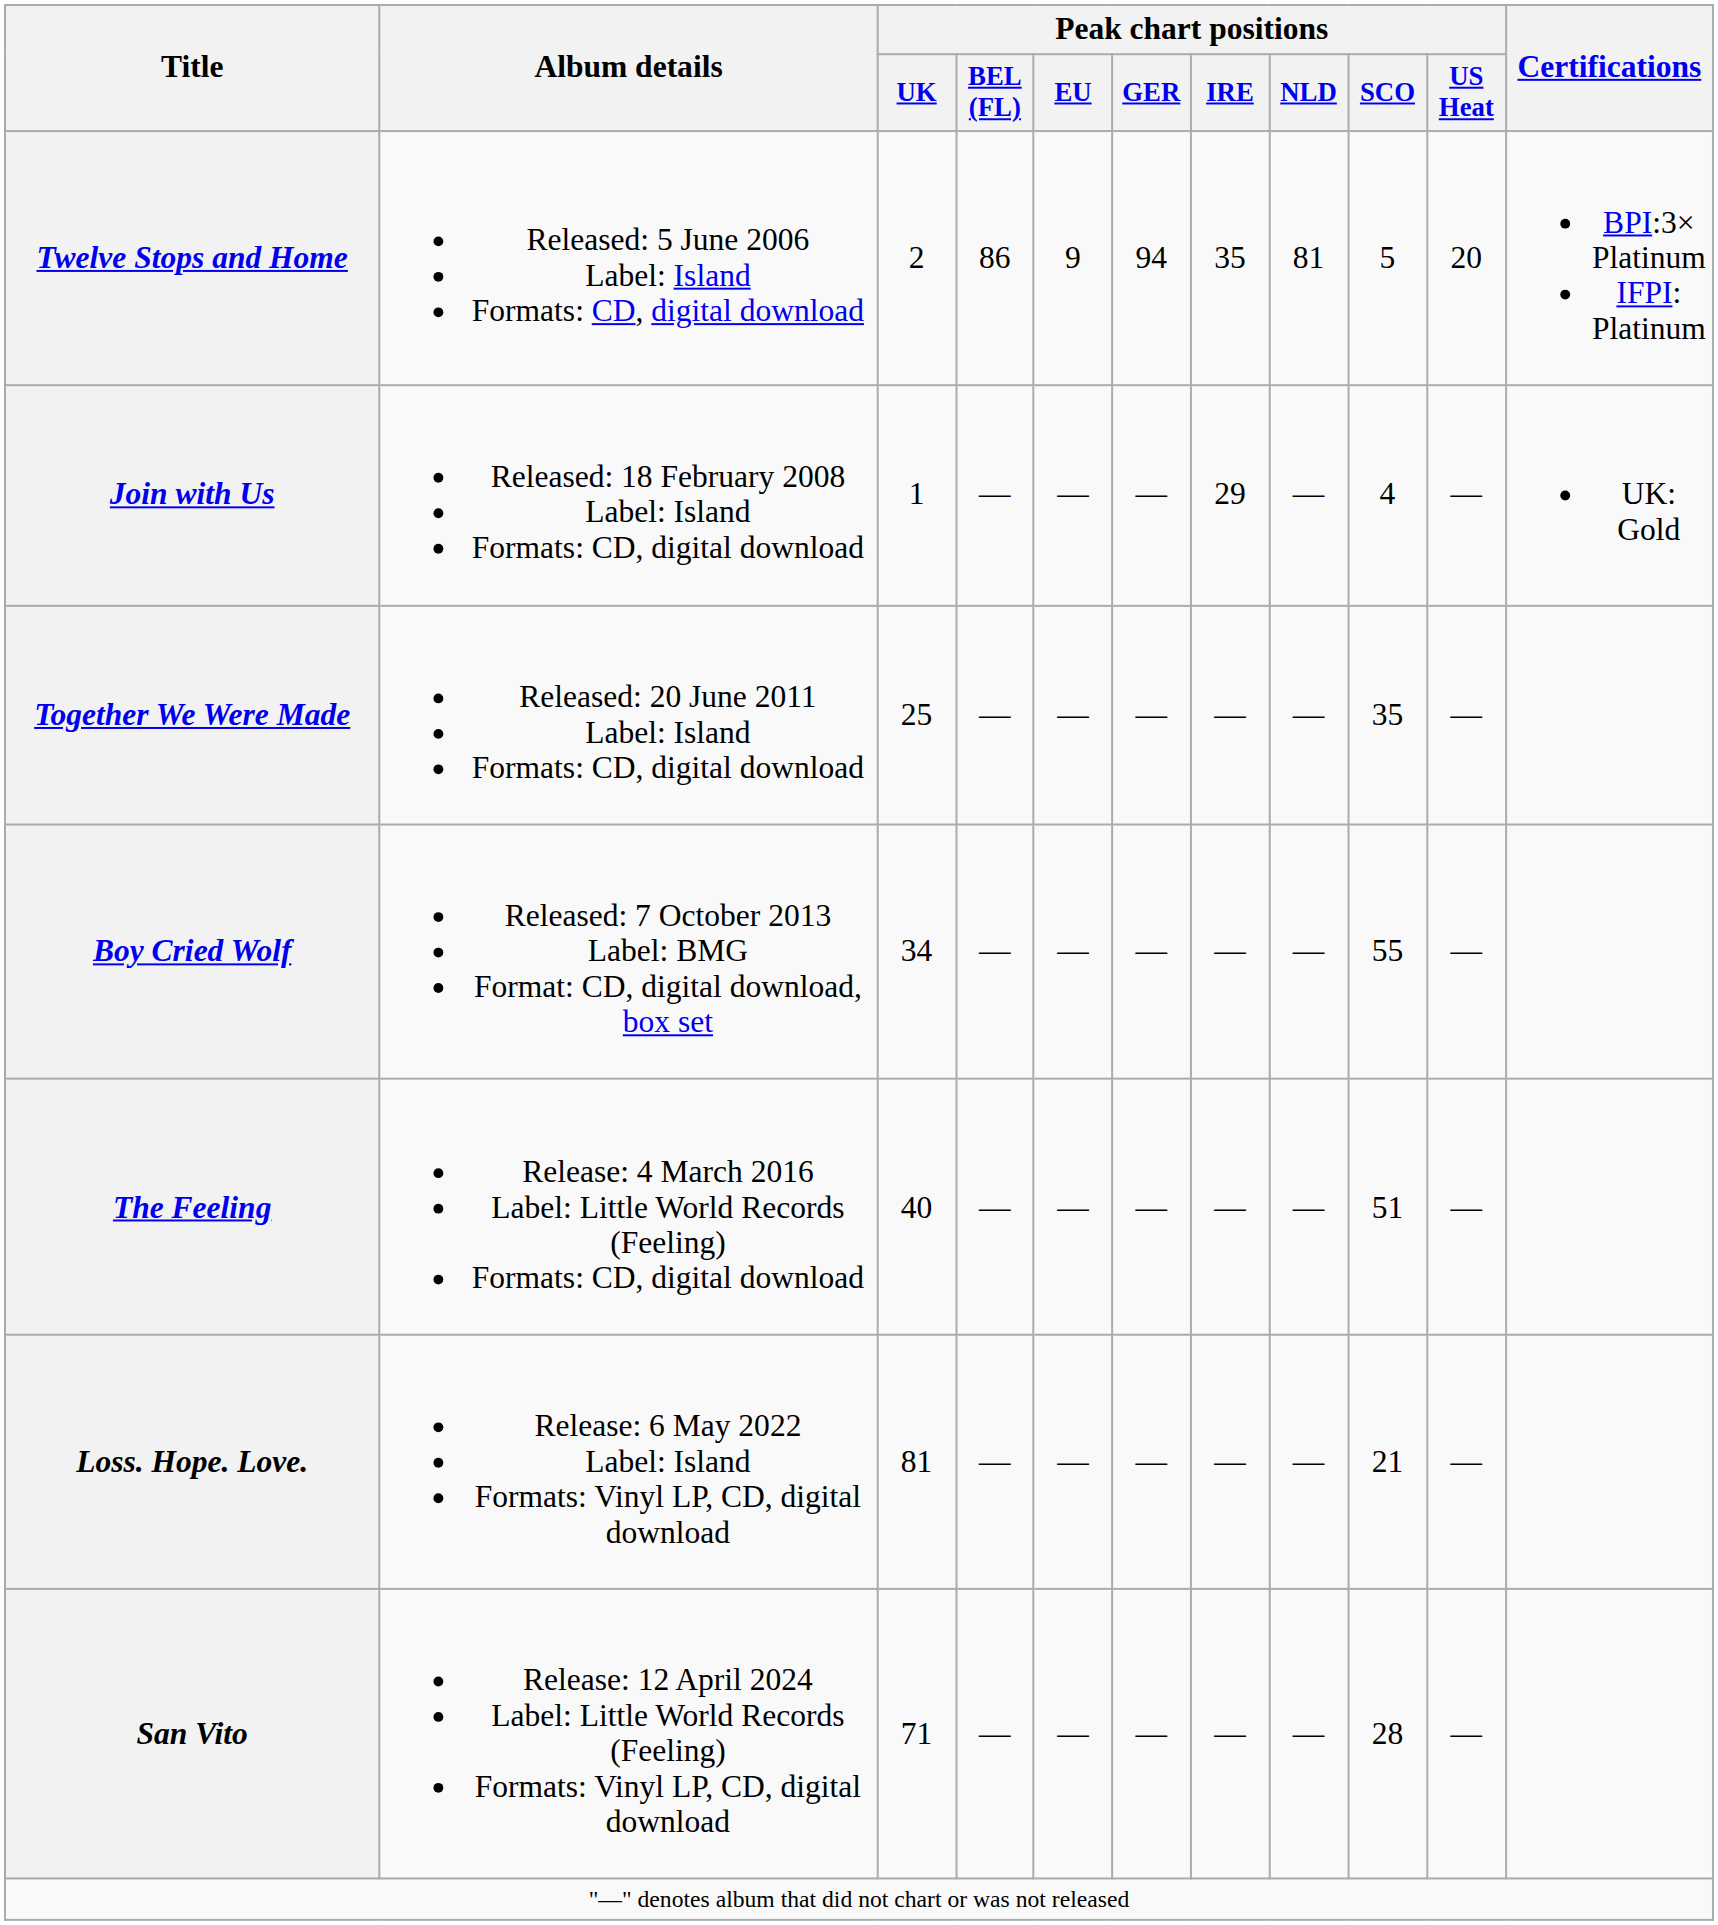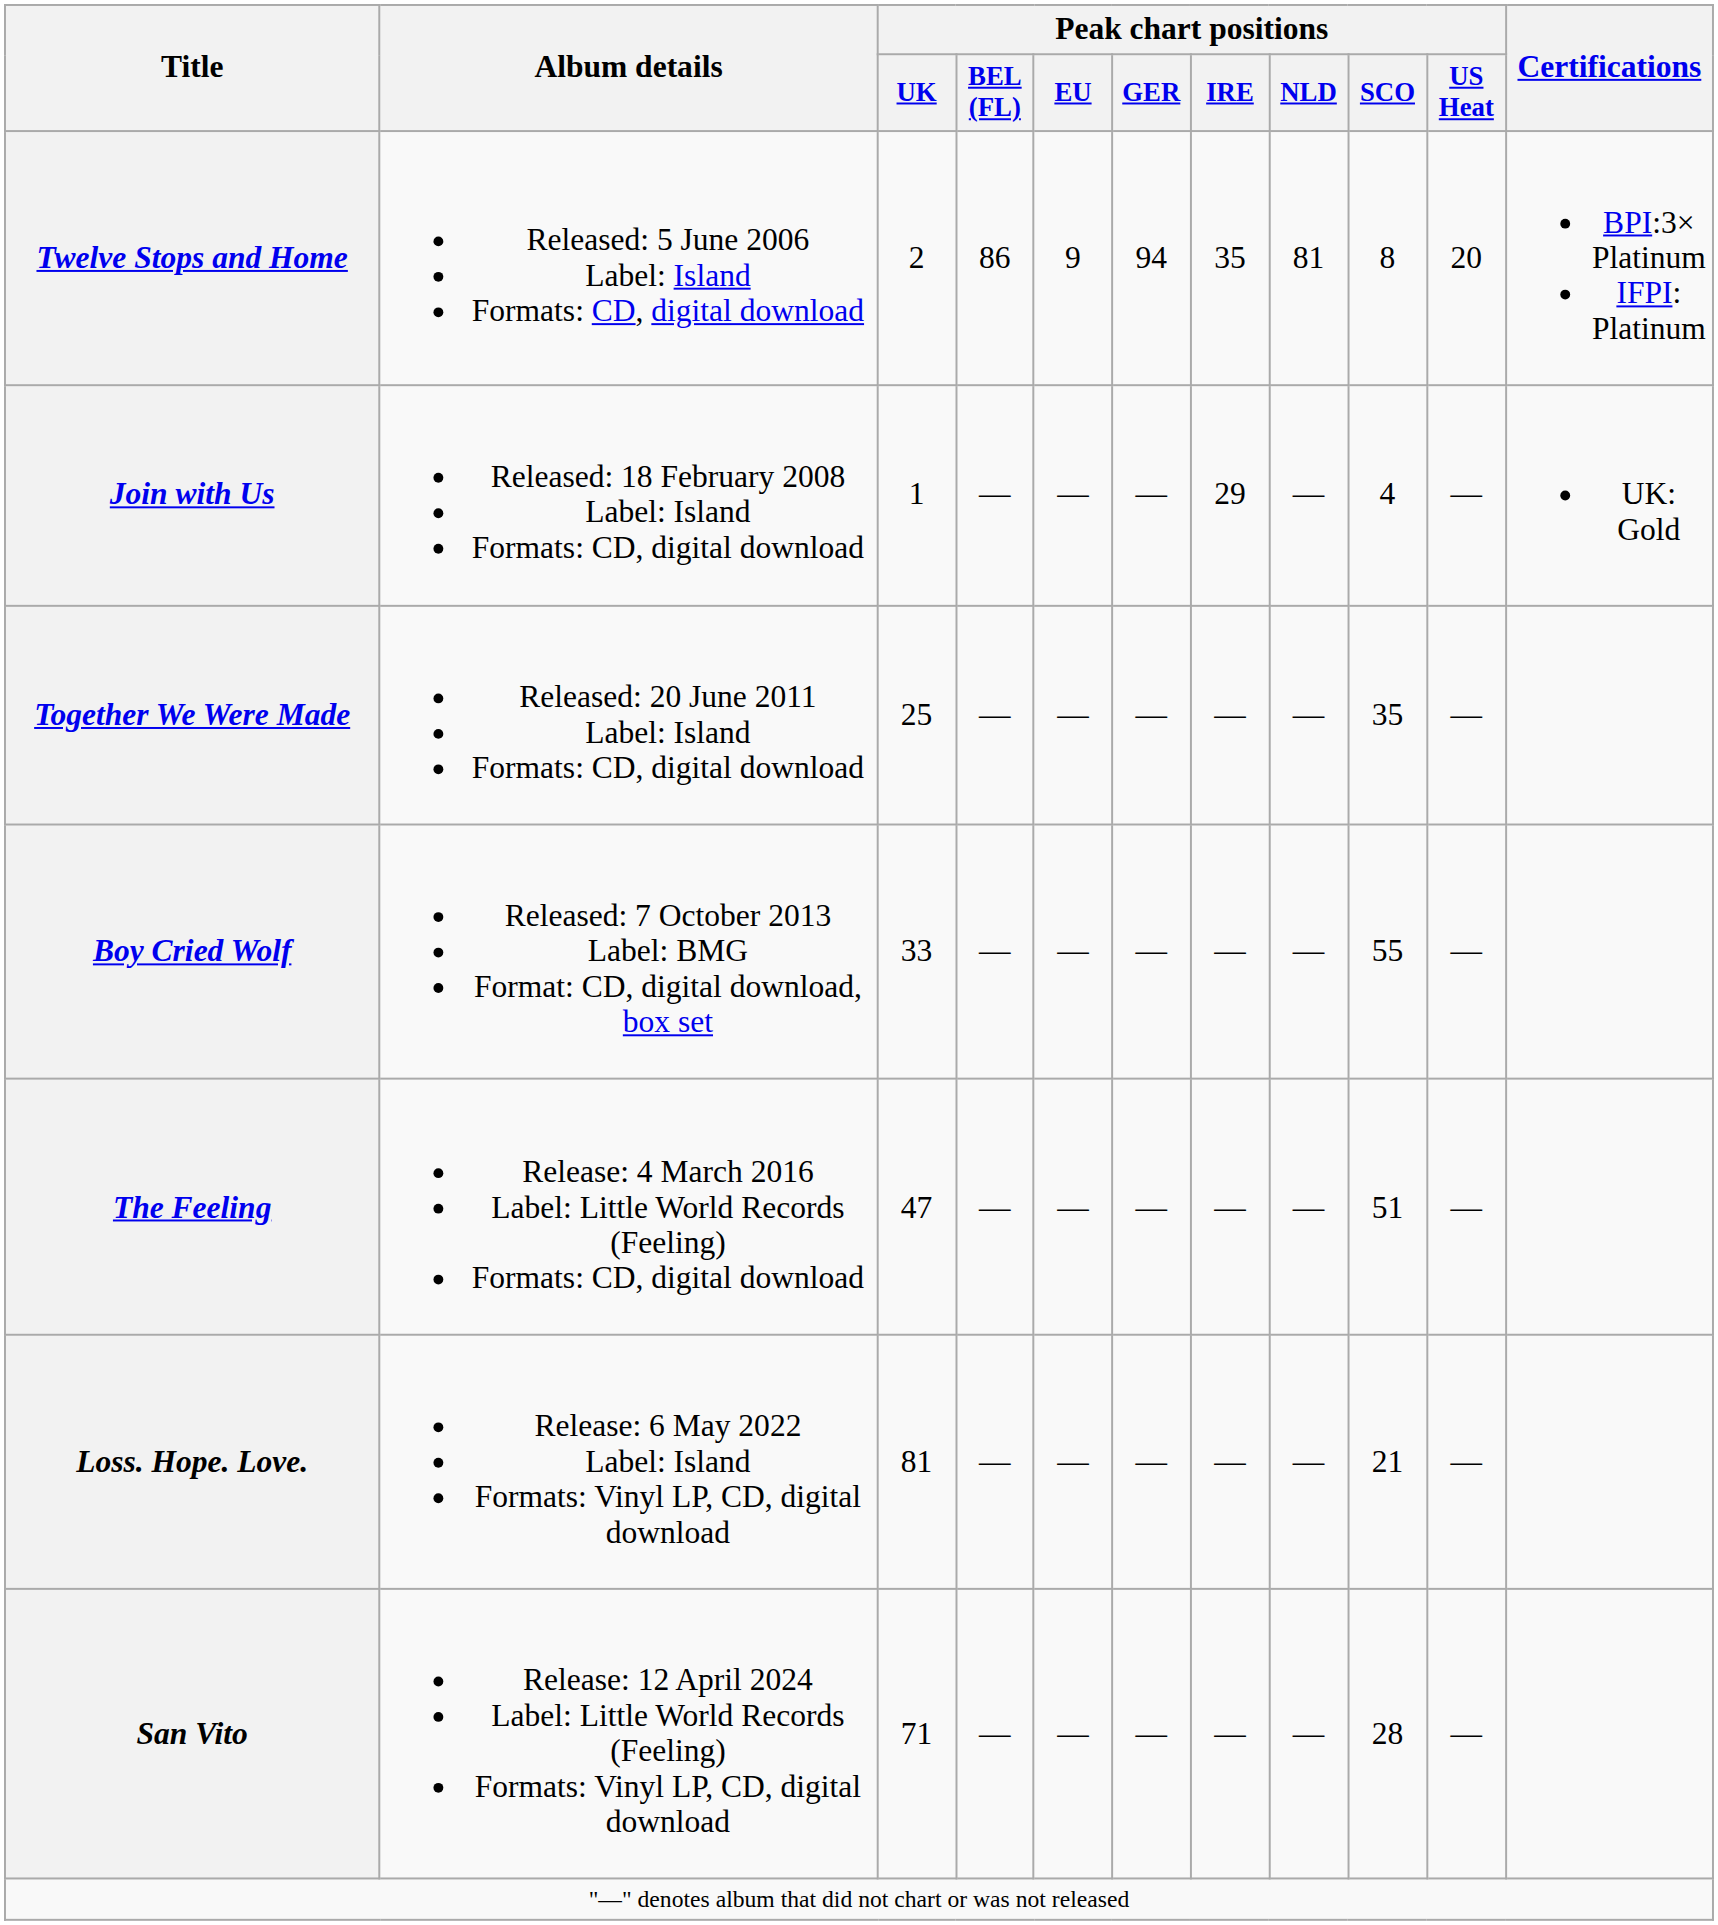(1387, 257) 5 -> (1387, 257) 8
(917, 951) 34 -> (917, 951) 33
(917, 1206) 40 -> (917, 1206) 47
